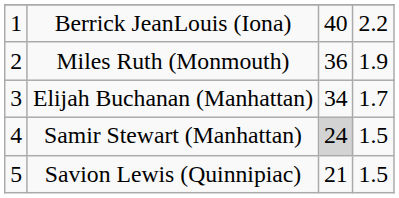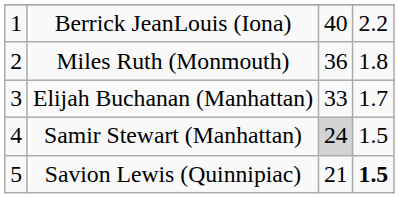(373, 60) 1.9 -> (373, 60) 1.8
(336, 98) 34 -> (336, 98) 33
(373, 173) normal -> (373, 173) bold
